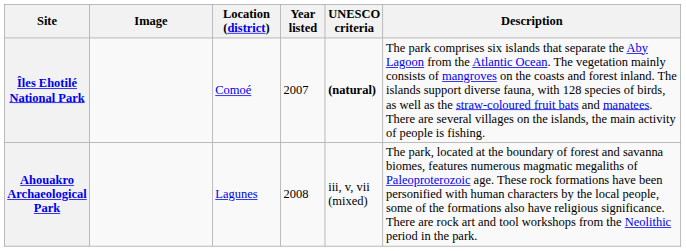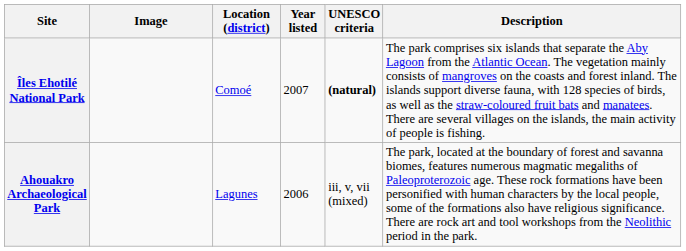(296, 194) 2008 -> (296, 194) 2006
